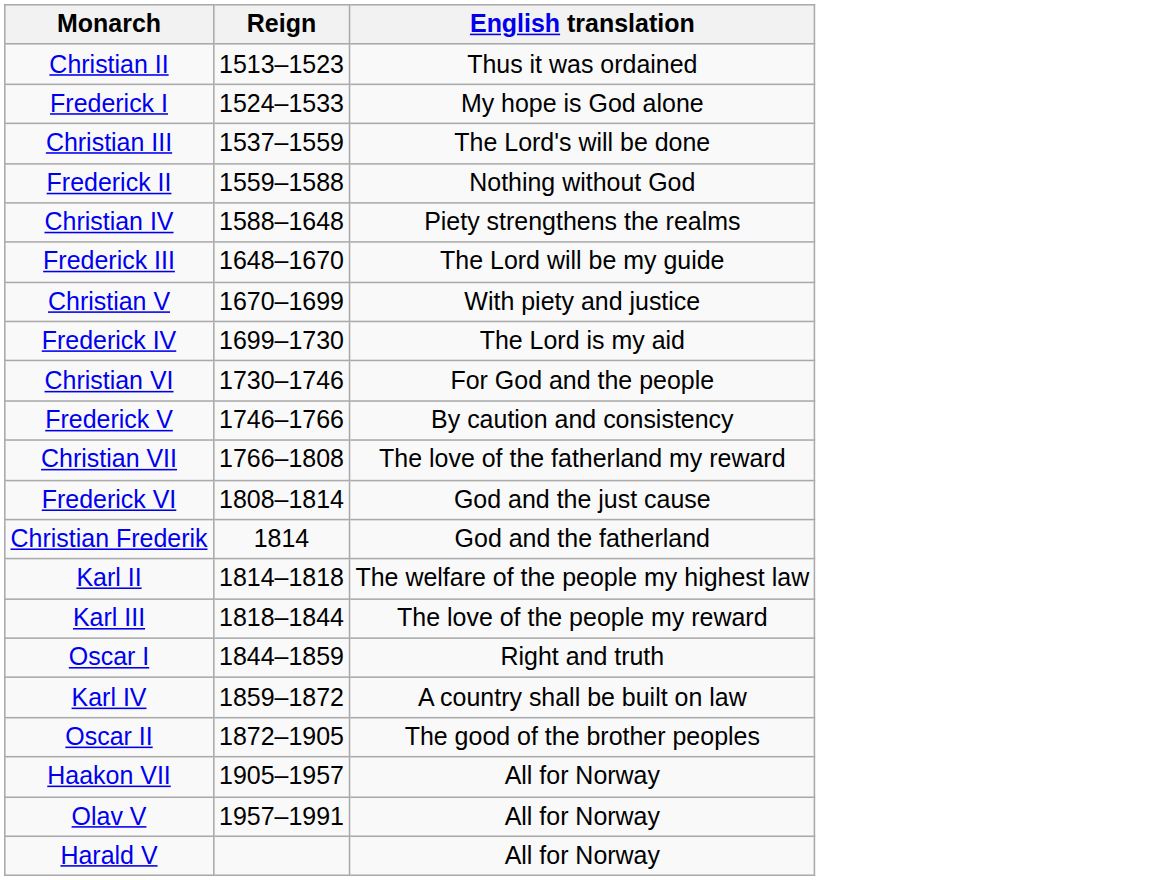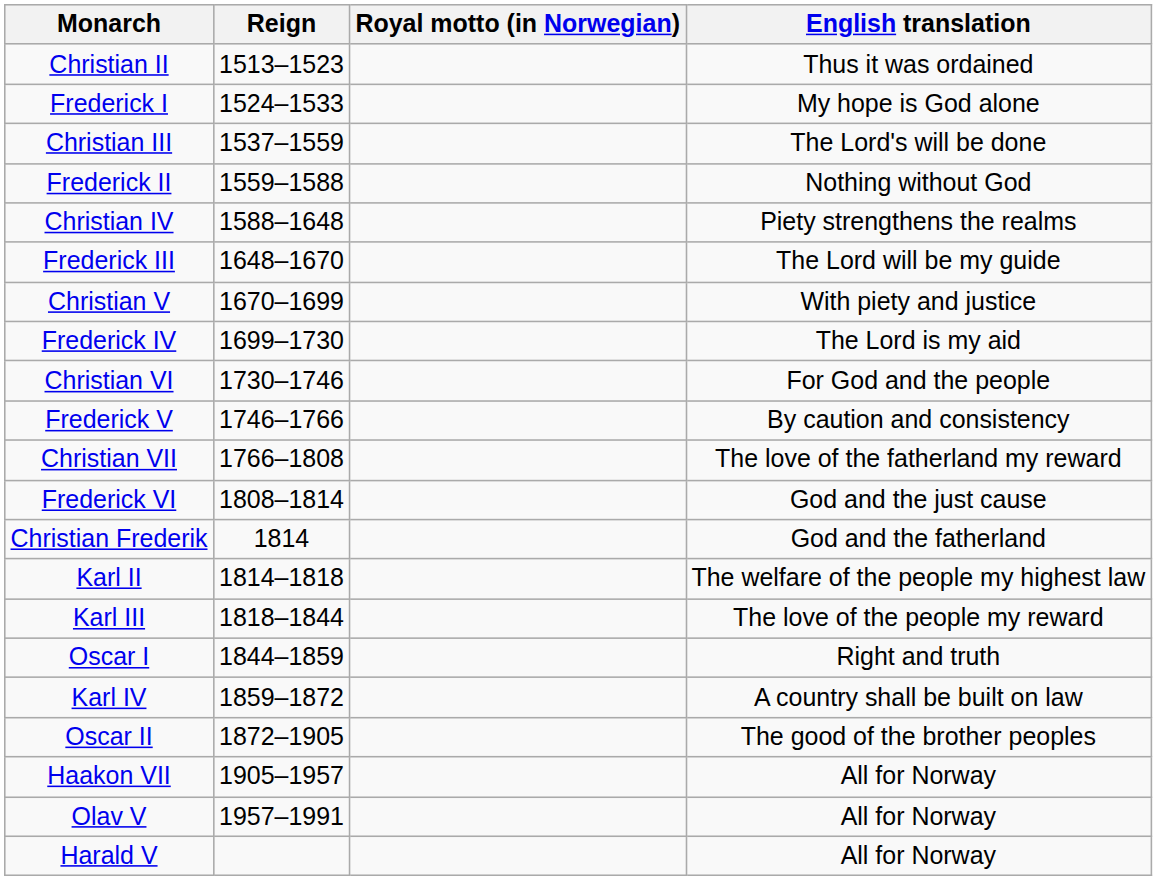+ column: (518, 24)
